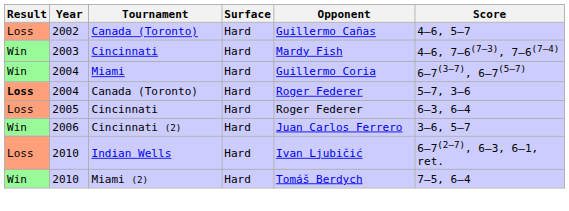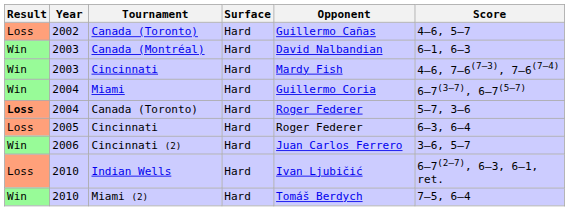+ row: (66, 49)
